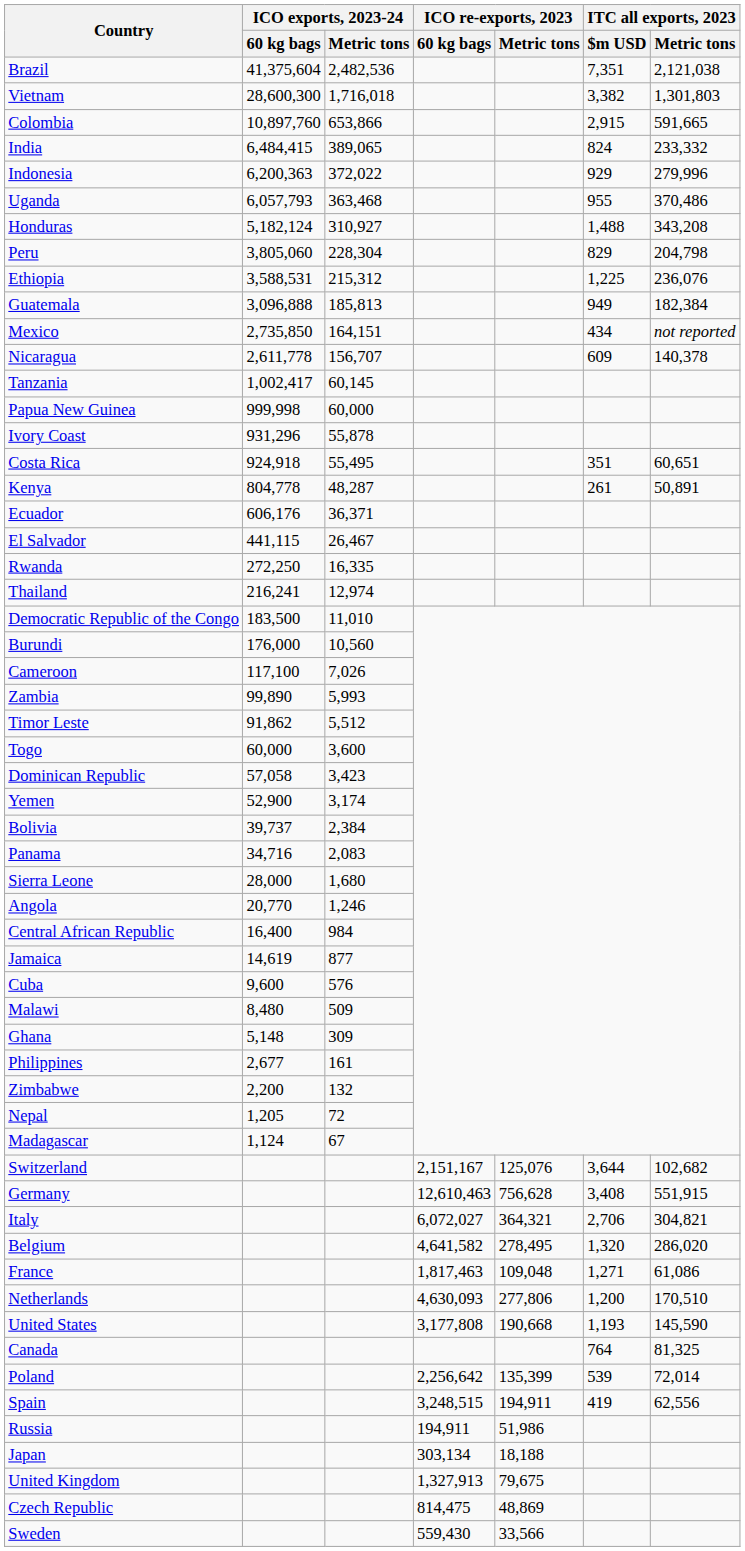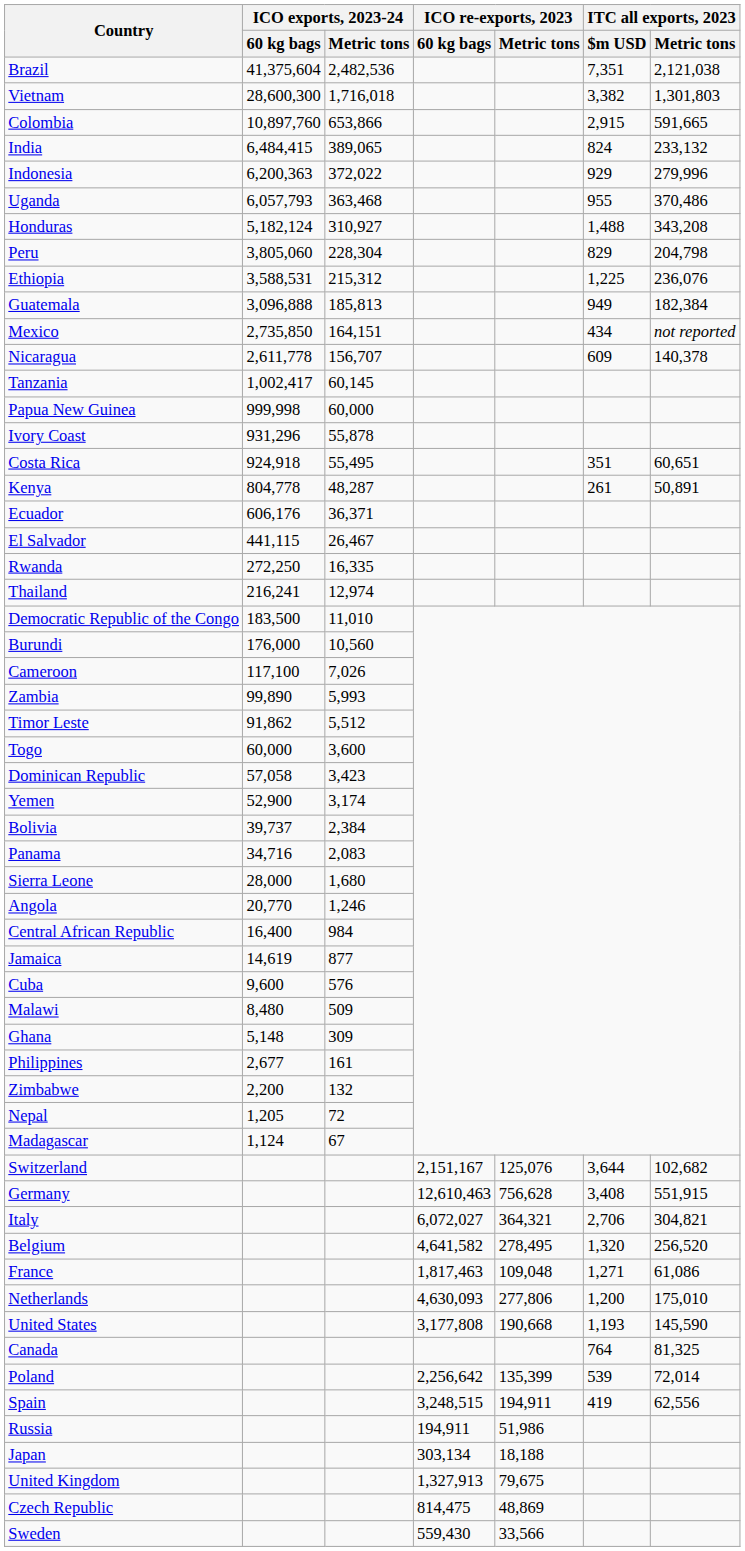(681, 148) 233,332 -> (681, 148) 233,132
(681, 1245) 286,020 -> (681, 1245) 256,520
(681, 1298) 170,510 -> (681, 1298) 175,010
